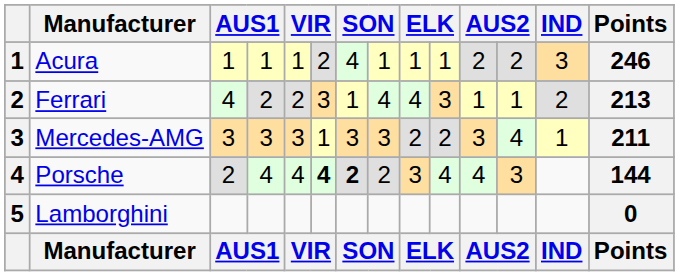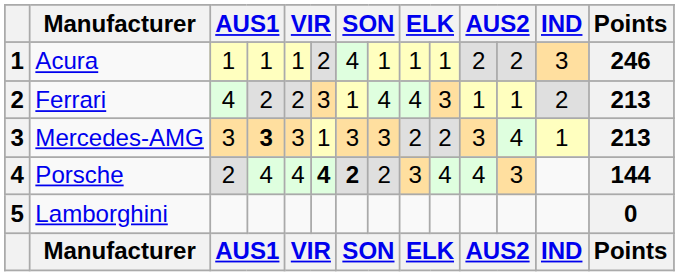(266, 137) normal -> (266, 137) bold
(631, 137) 211 -> (631, 137) 213
